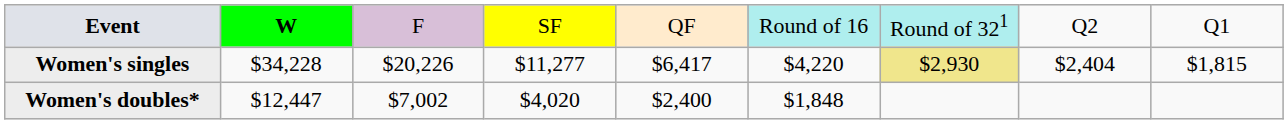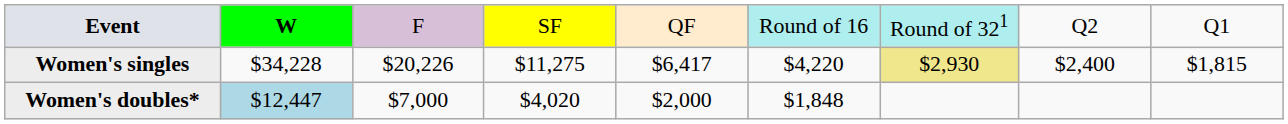(550, 64) $11,277 -> (550, 64) $11,275
(1085, 64) $2,404 -> (1085, 64) $2,400
(286, 100) no background -> (286, 100) lightblue background
(418, 100) $7,002 -> (418, 100) $7,000
(682, 100) $2,400 -> (682, 100) $2,000
